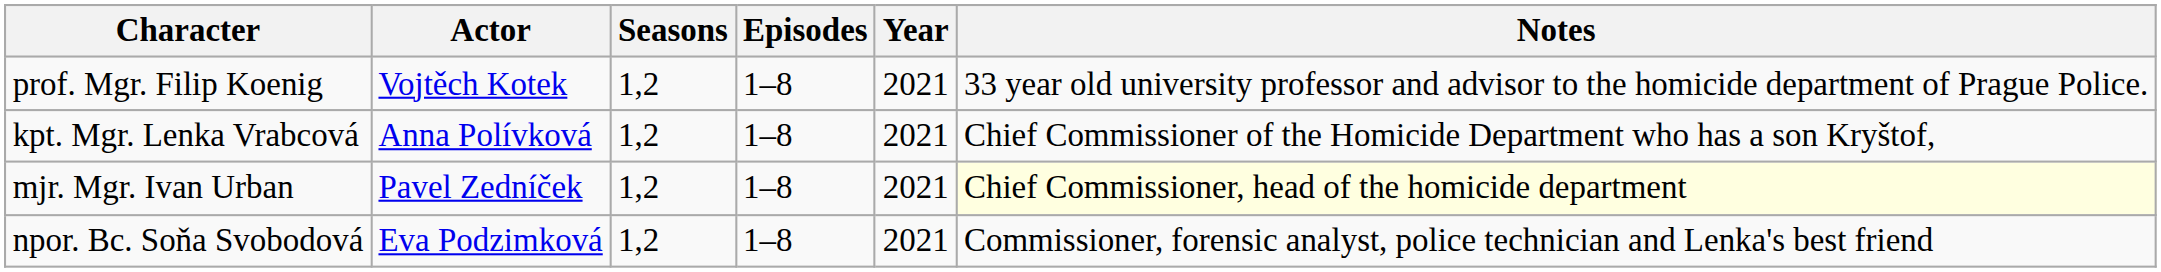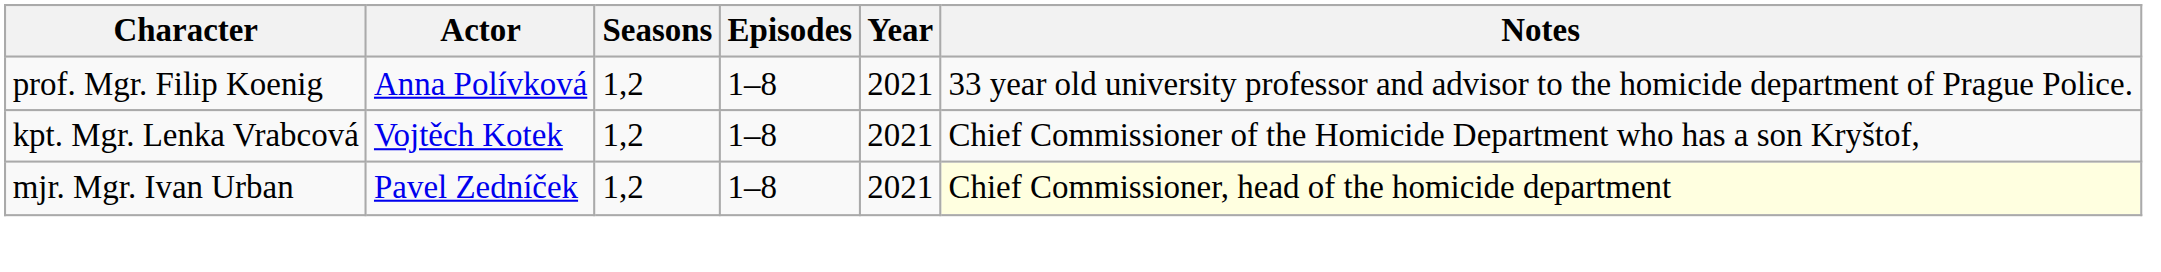(473, 82) Vojtěch Kotek -> (481, 82) Anna Polívková
(485, 135) Anna Polívková -> (468, 135) Vojtěch Kotek
- row: (188, 239)
